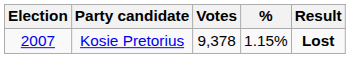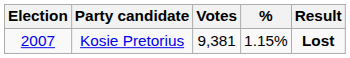(217, 41) 9,378 -> (217, 41) 9,381
